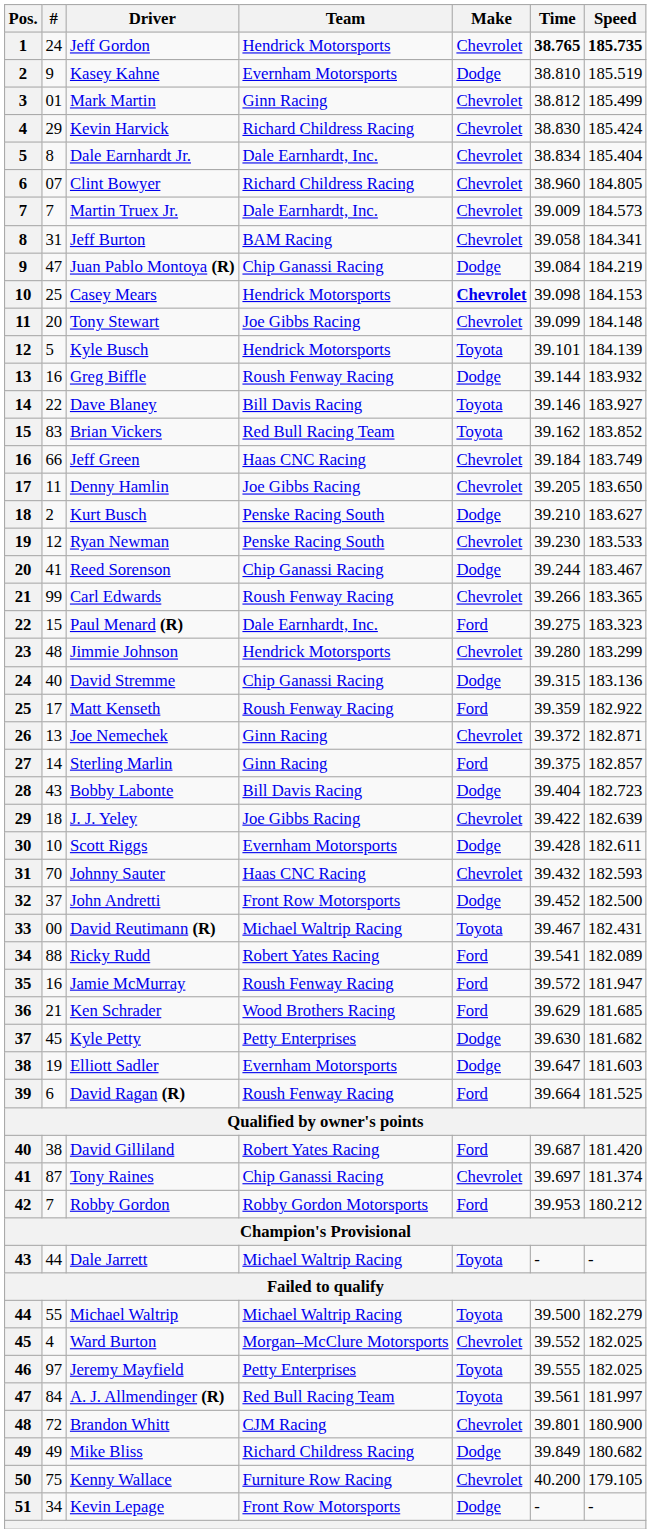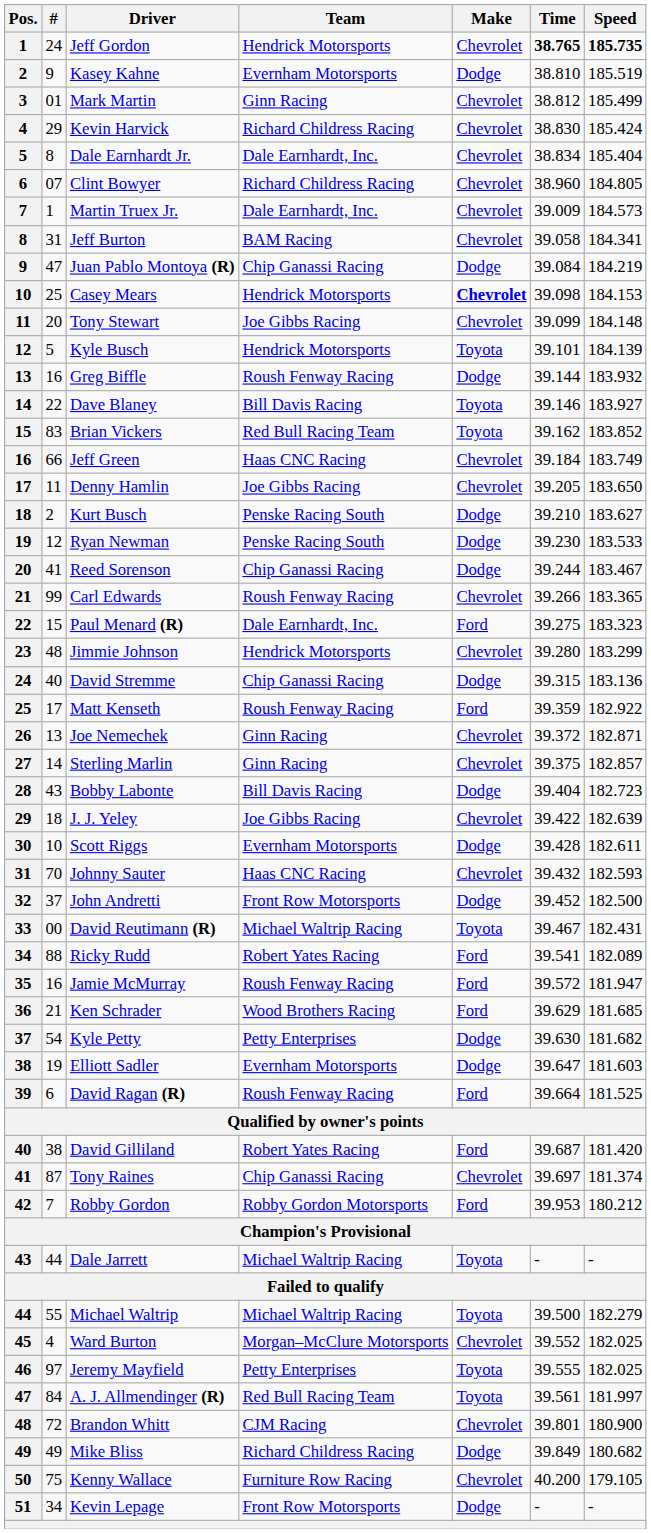(50, 211) 7 -> (50, 211) 1
(489, 542) Chevrolet -> (479, 542) Dodge
(472, 762) Ford -> (489, 762) Chevrolet
(54, 1038) 45 -> (54, 1038) 54
